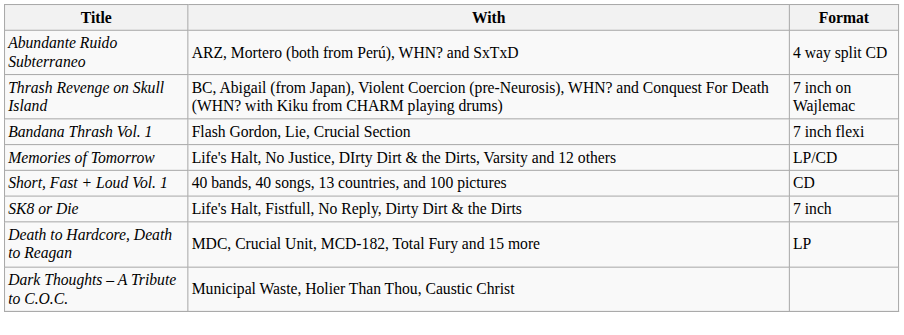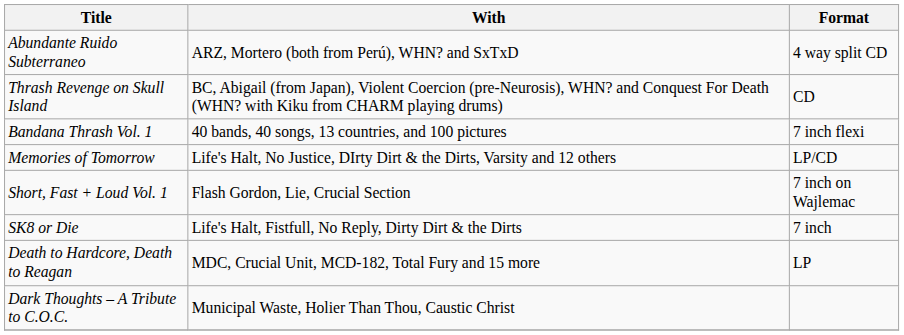(824, 97) 7 inch on Wajlemac -> (804, 97) CD
(301, 132) Flash Gordon, Lie, Crucial Section -> (349, 132) 40 bands, 40 songs, 13 countries, and 100 pictures
(349, 183) 40 bands, 40 songs, 13 countries, and 100 pictures -> (301, 193) Flash Gordon, Lie, Crucial Section
(804, 183) CD -> (824, 193) 7 inch on Wajlemac
